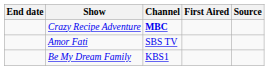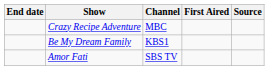(156, 27) bold -> (156, 27) normal
rows swapped: (90, 57) <-> (68, 42)
